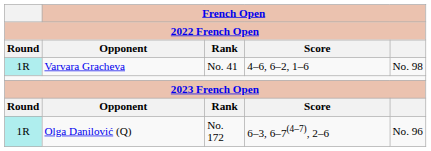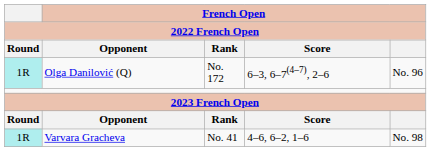rows swapped: (88, 131) <-> (85, 66)
